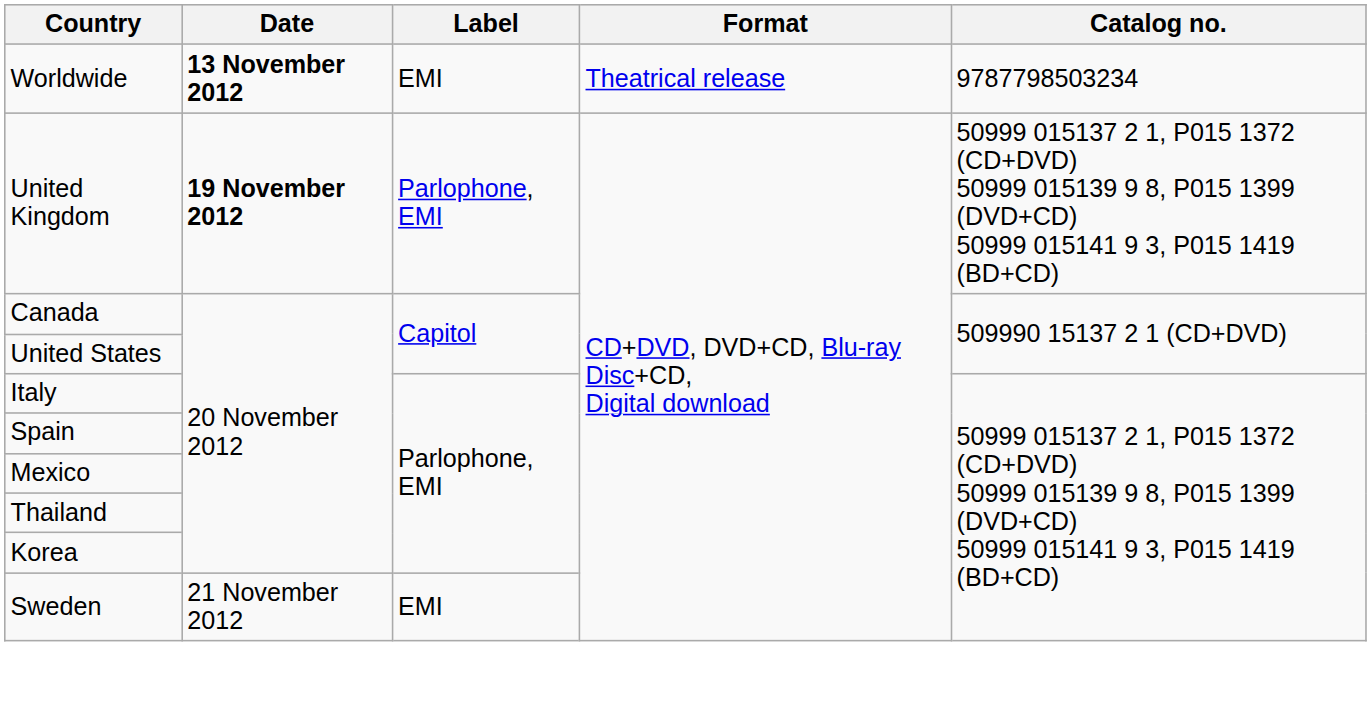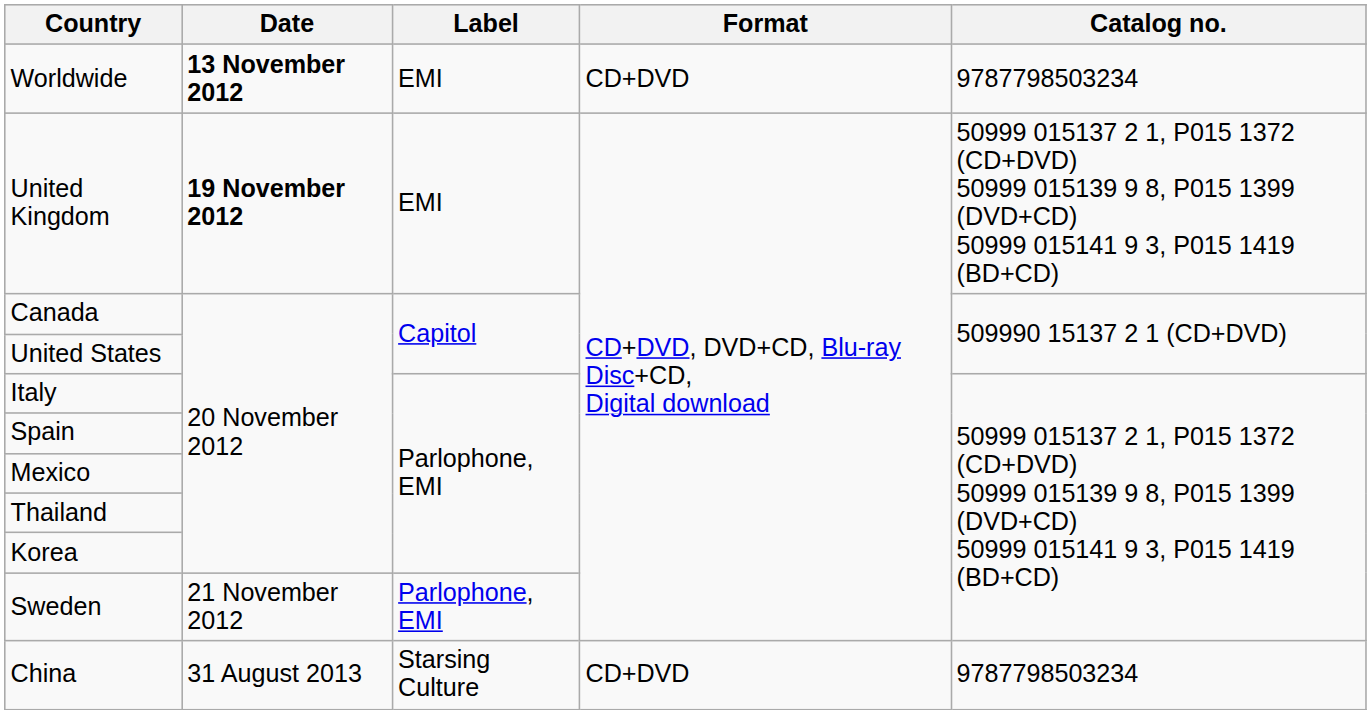(685, 78) Theatrical release -> (638, 78) CD+DVD
(466, 203) Parlophone, EMI -> (420, 203) EMI
(420, 606) EMI -> (466, 606) Parlophone, EMI
+ row: (43, 674)
